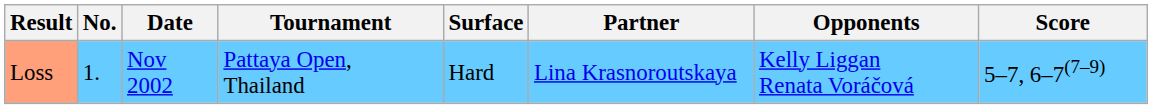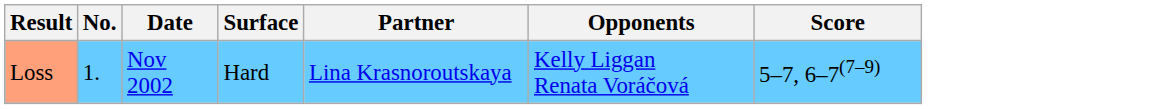- column: (331, 22)
